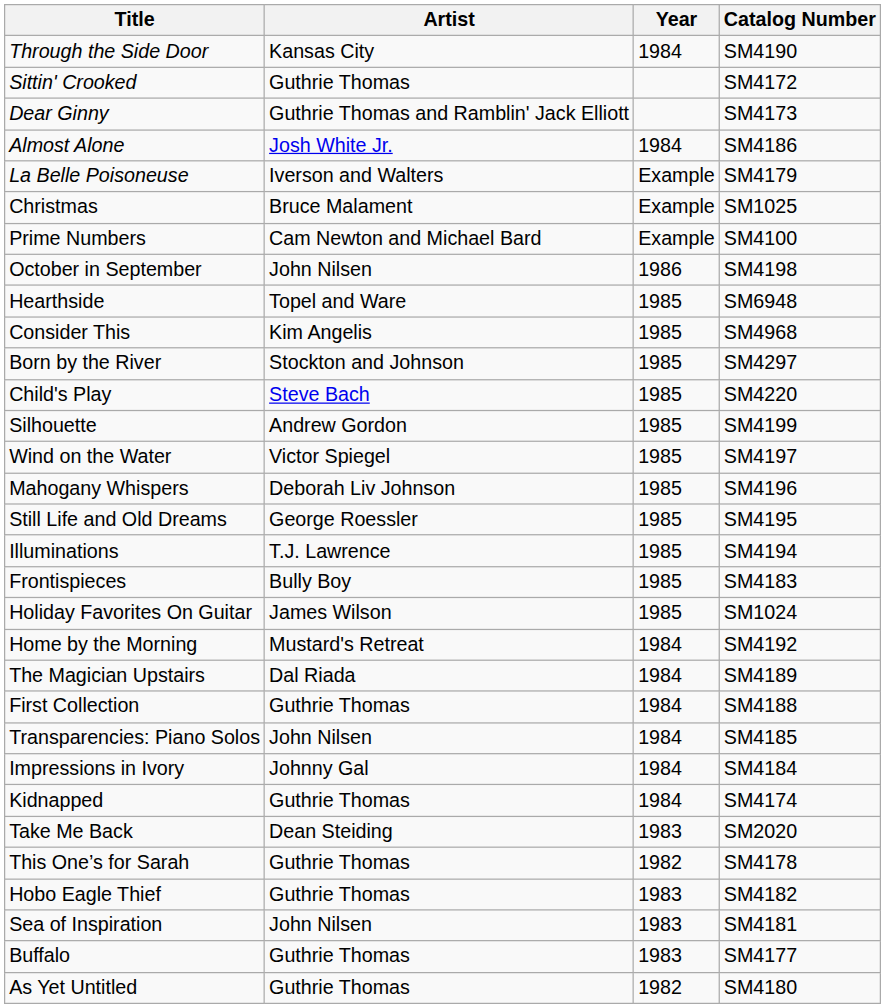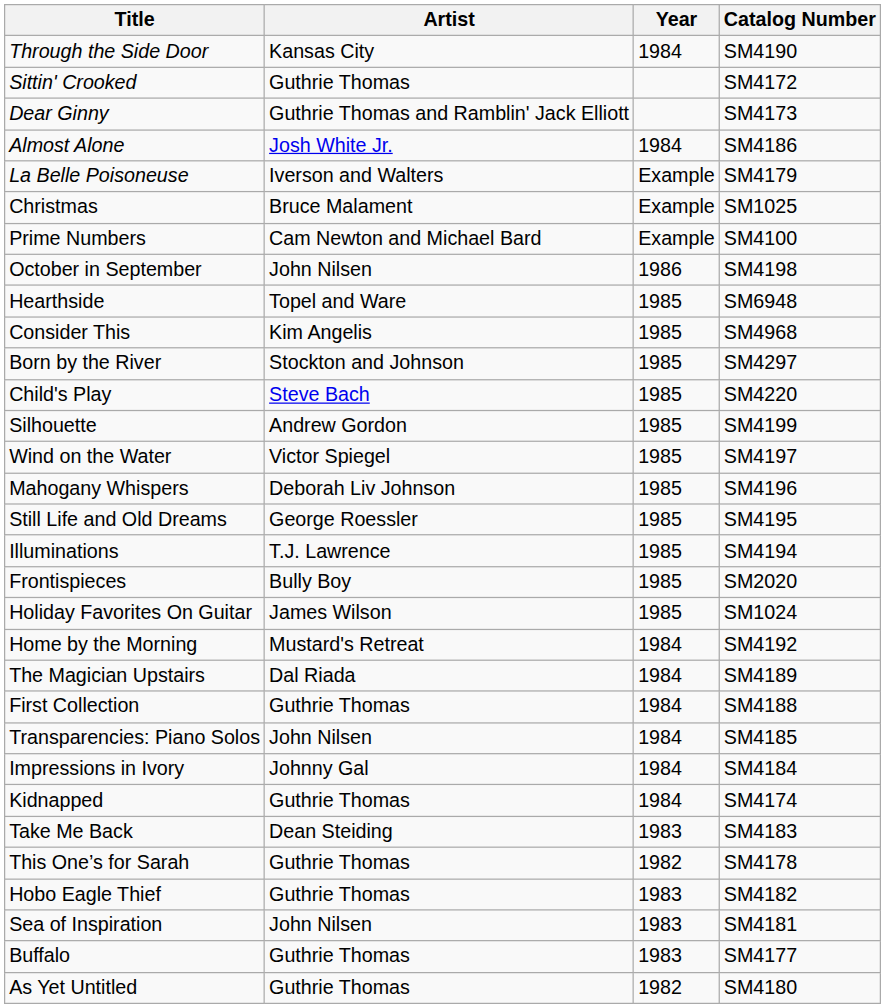(760, 581) SM4183 -> (760, 581) SM2020
(760, 831) SM2020 -> (760, 831) SM4183
